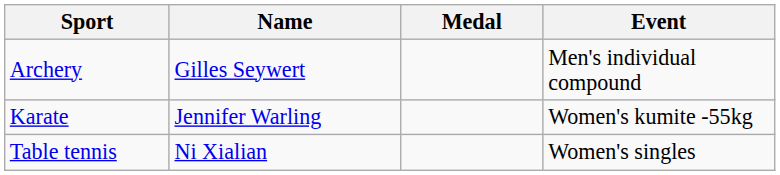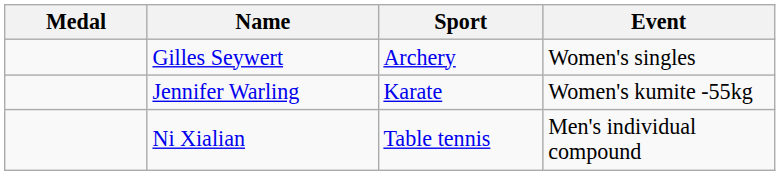columns swapped: (472, 22) <-> (87, 22)
(622, 69) Men's individual compound -> (622, 57) Women's singles
(622, 151) Women's singles -> (622, 139) Men's individual compound
